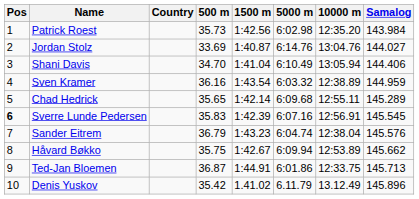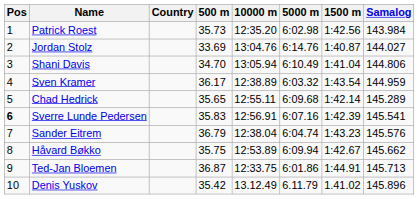columns swapped: (253, 13) <-> (340, 13)
(386, 64) 144.406 -> (386, 64) 144.806
(212, 82) 36.16 -> (212, 82) 36.17
(386, 116) 145.545 -> (386, 116) 145.541
